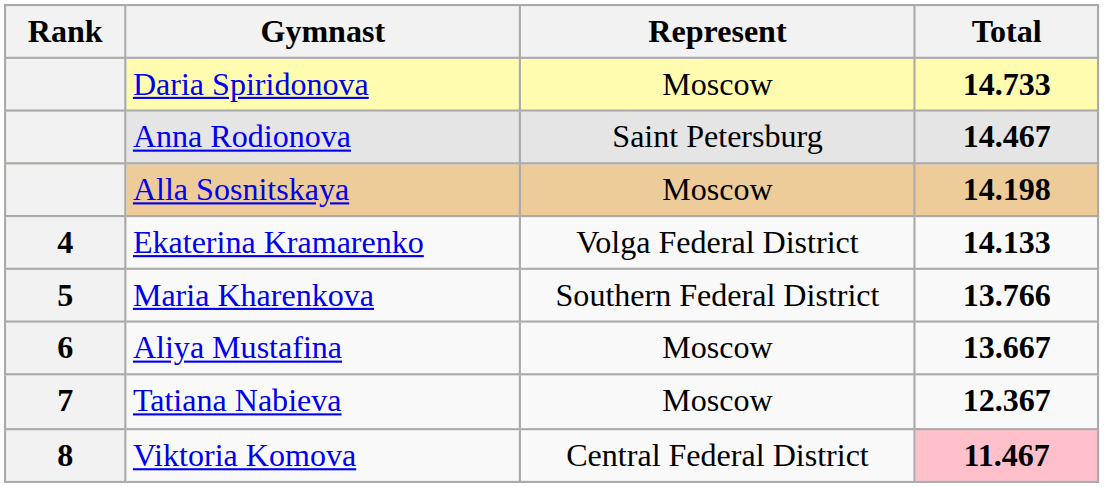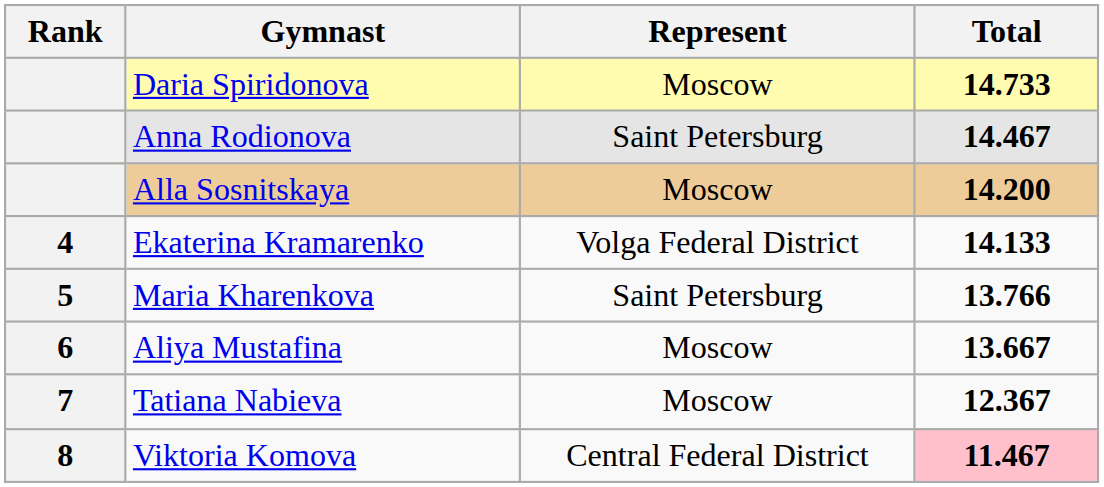(1007, 189) 14.198 -> (1007, 189) 14.200
(718, 295) Southern Federal District -> (717, 295) Saint Petersburg
